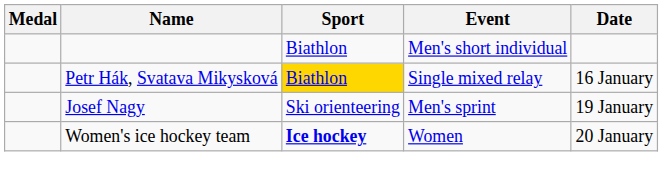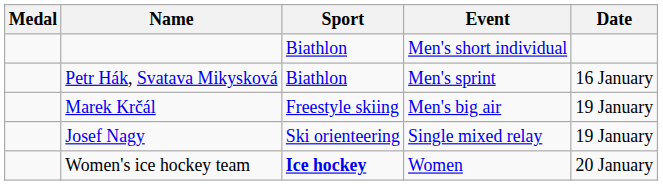(316, 77) gold background -> (316, 77) no background
(475, 77) Single mixed relay -> (452, 77) Men's sprint
+ row: (110, 107)
(452, 107) Men's sprint -> (475, 136) Single mixed relay
